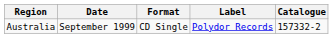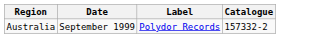- column: (164, 12)
